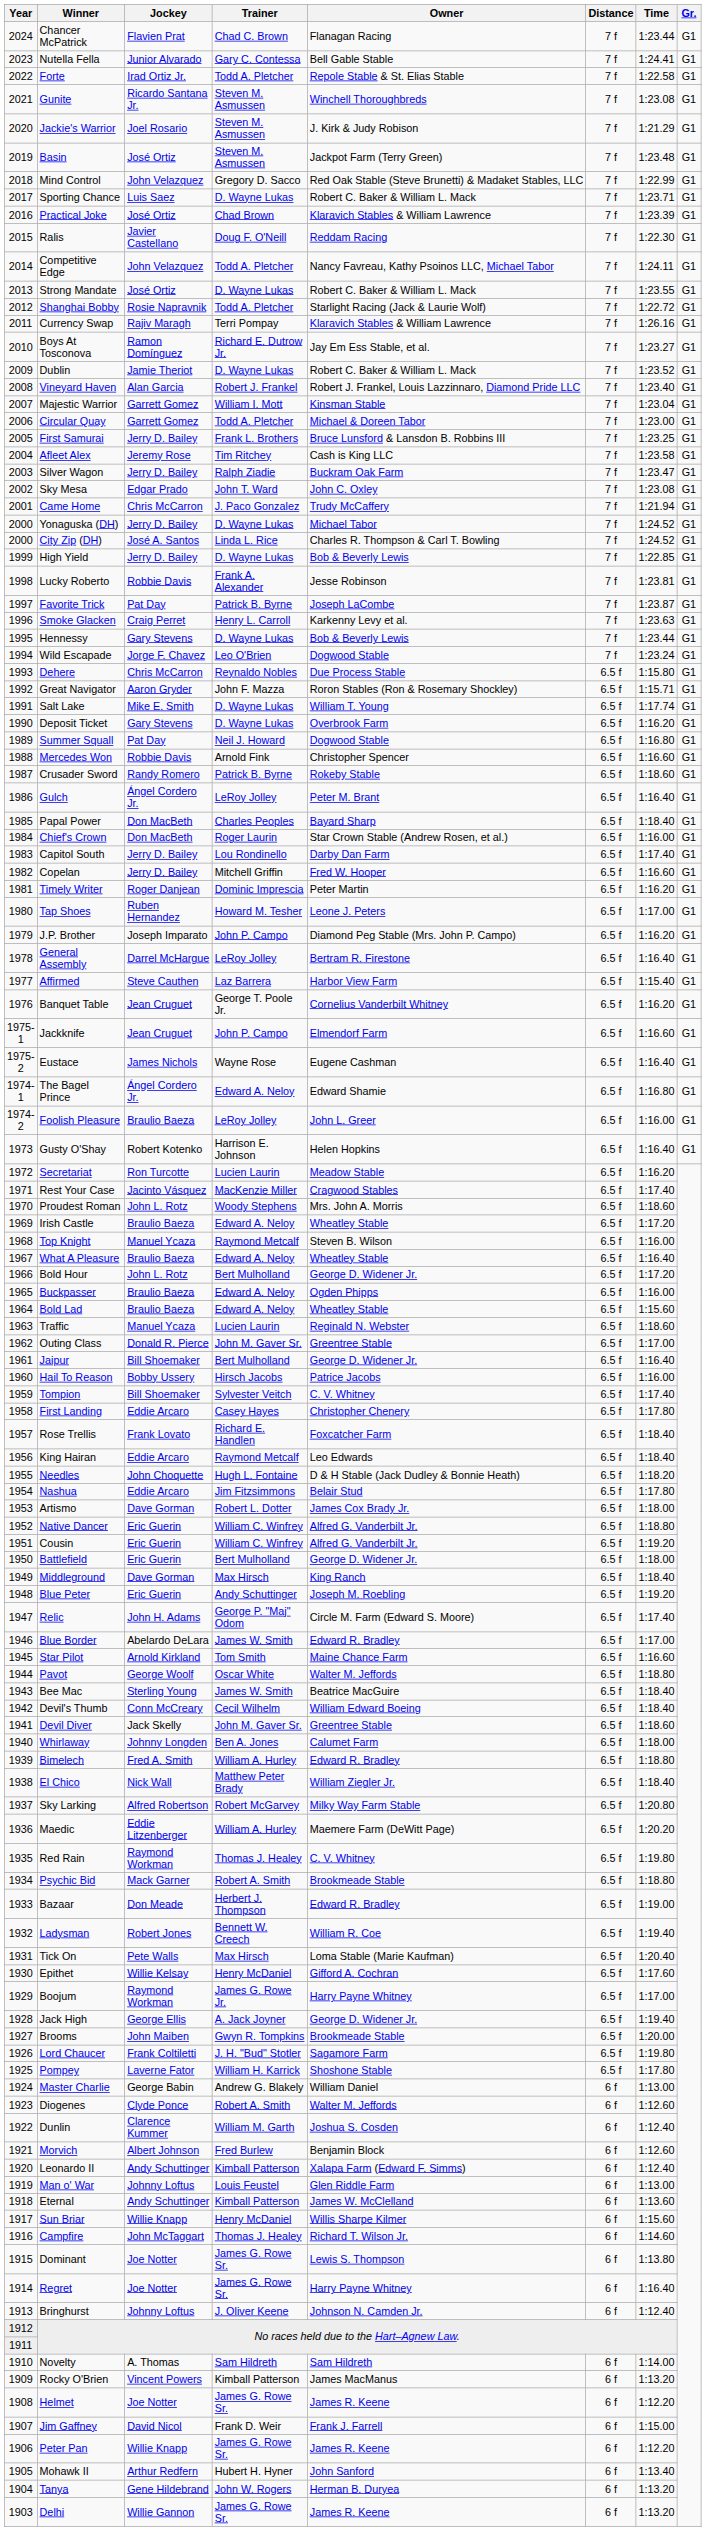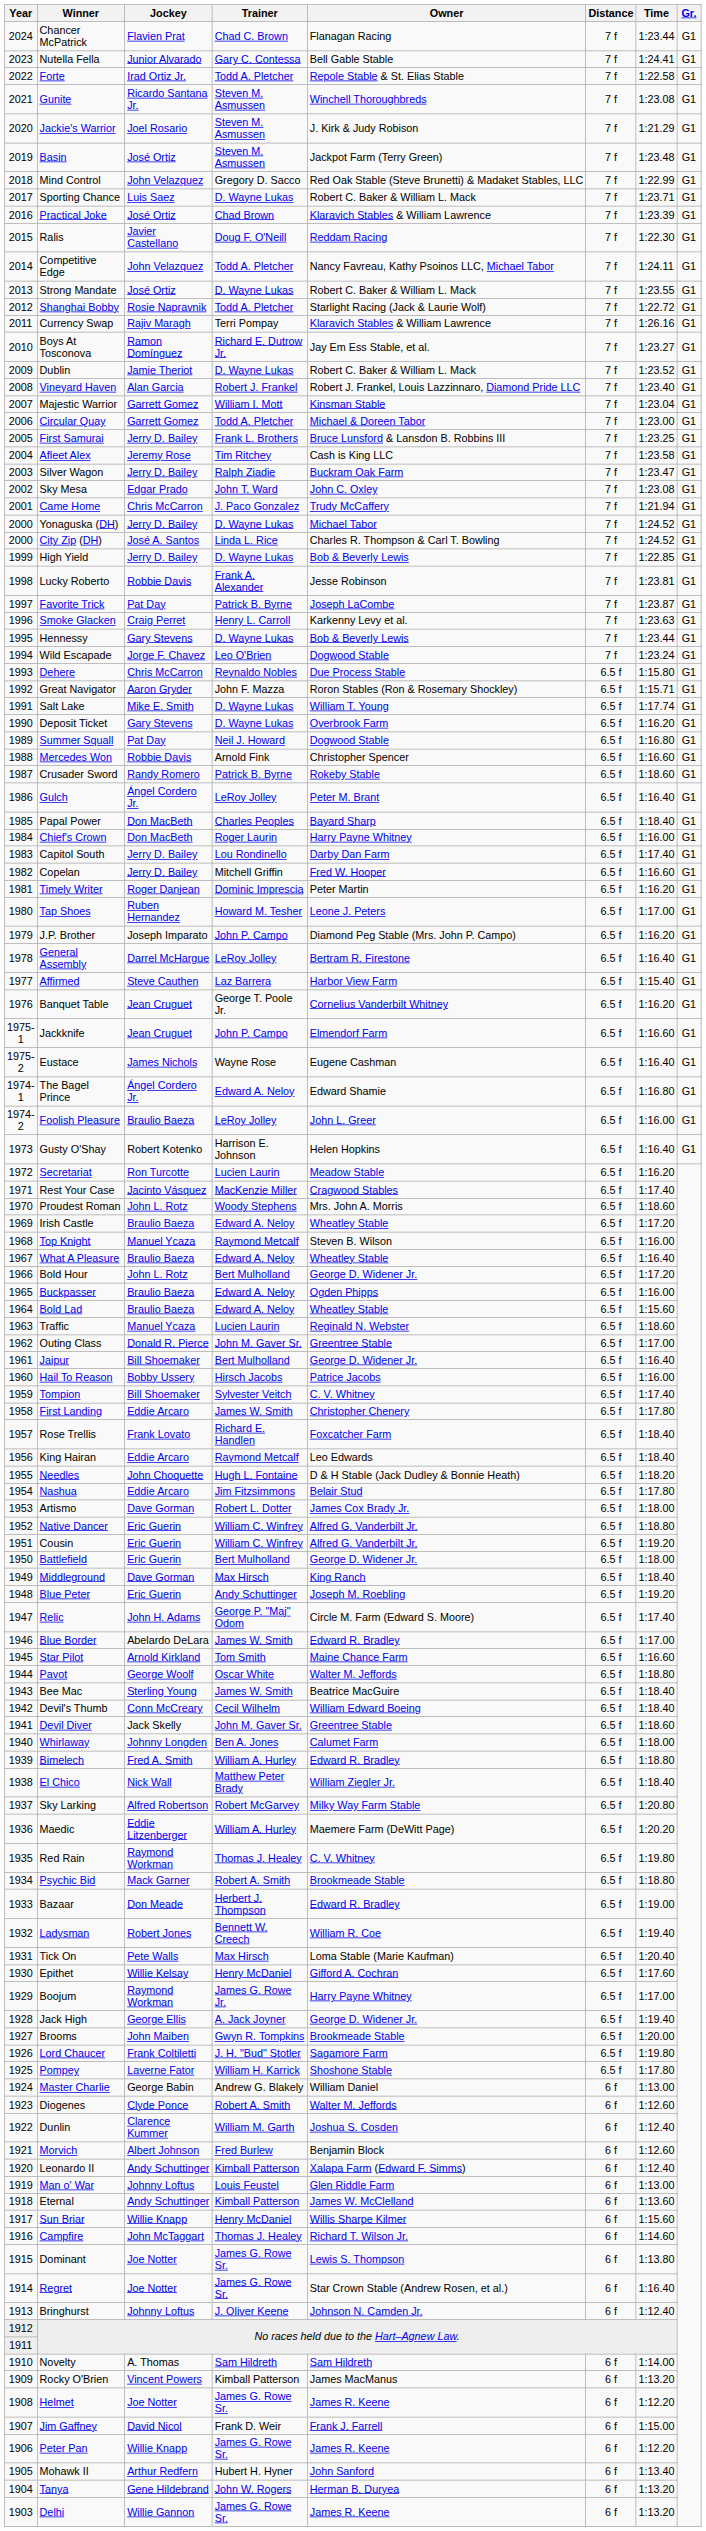(409, 838) Star Crown Stable (Andrew Rosen, et al.) -> (361, 838) Harry Payne Whitney
(247, 1412) Casey Hayes -> (254, 1412) James W. Smith
(361, 2288) Harry Payne Whitney -> (409, 2288) Star Crown Stable (Andrew Rosen, et al.)
